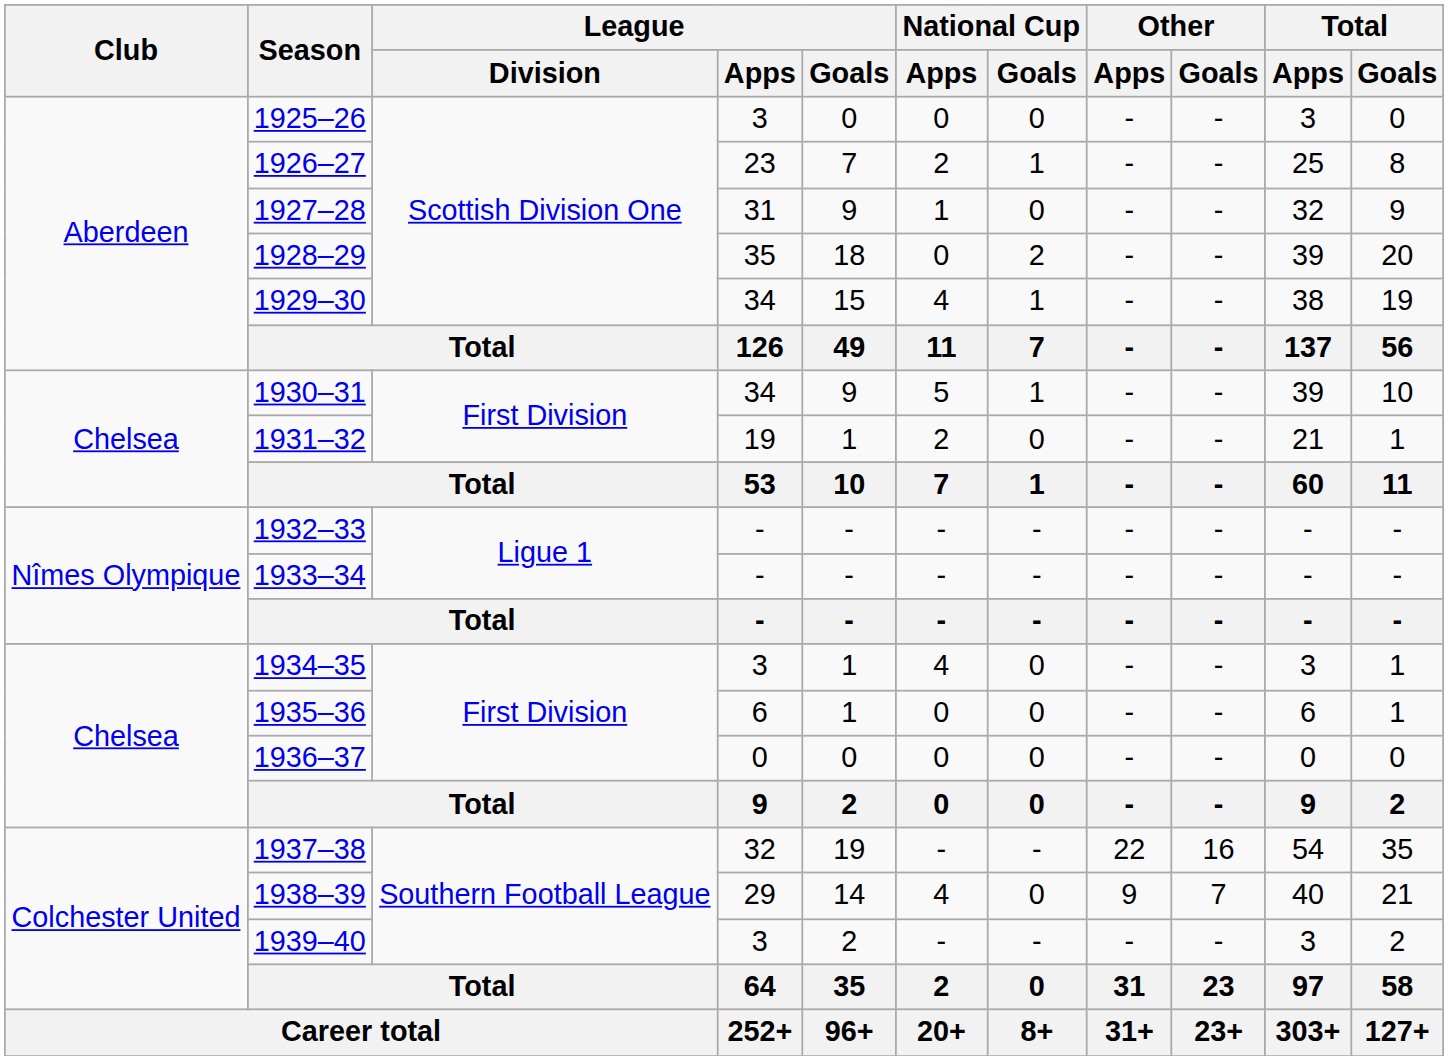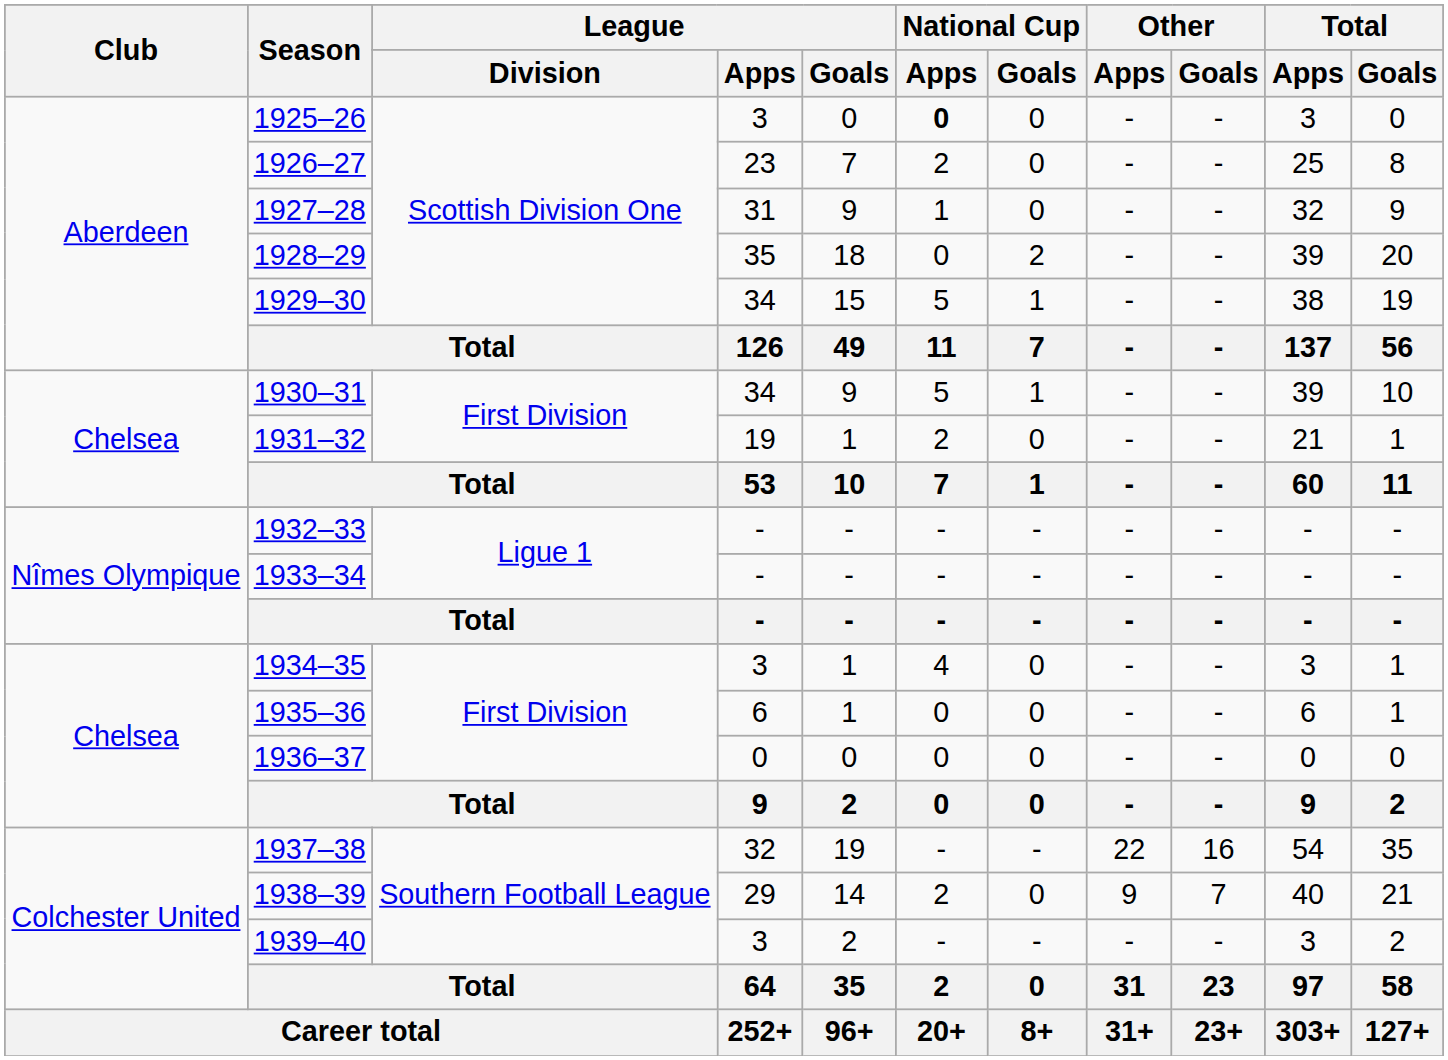(941, 118) normal -> (941, 118) bold
(1037, 164) 1 -> (1037, 164) 0
(941, 301) 4 -> (941, 301) 5
(941, 895) 4 -> (941, 895) 2
